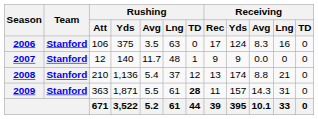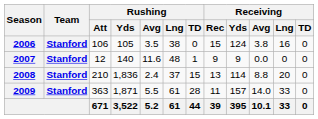(125, 43) 375 -> (125, 43) 105
(175, 43) 63 -> (175, 43) 38
(215, 43) 17 -> (215, 43) 15
(261, 43) 8.3 -> (261, 43) 3.8
(152, 59) 11.7 -> (152, 59) 11.6
(125, 75) 1,136 -> (125, 75) 1,836
(152, 75) 5.4 -> (152, 75) 2.4
(195, 75) 12 -> (195, 75) 15
(238, 75) 174 -> (238, 75) 114
(285, 75) 21 -> (285, 75) 20
(195, 91) bold -> (195, 91) normal
(261, 91) 14.3 -> (261, 91) 14.0
(285, 91) 31 -> (285, 91) 33
